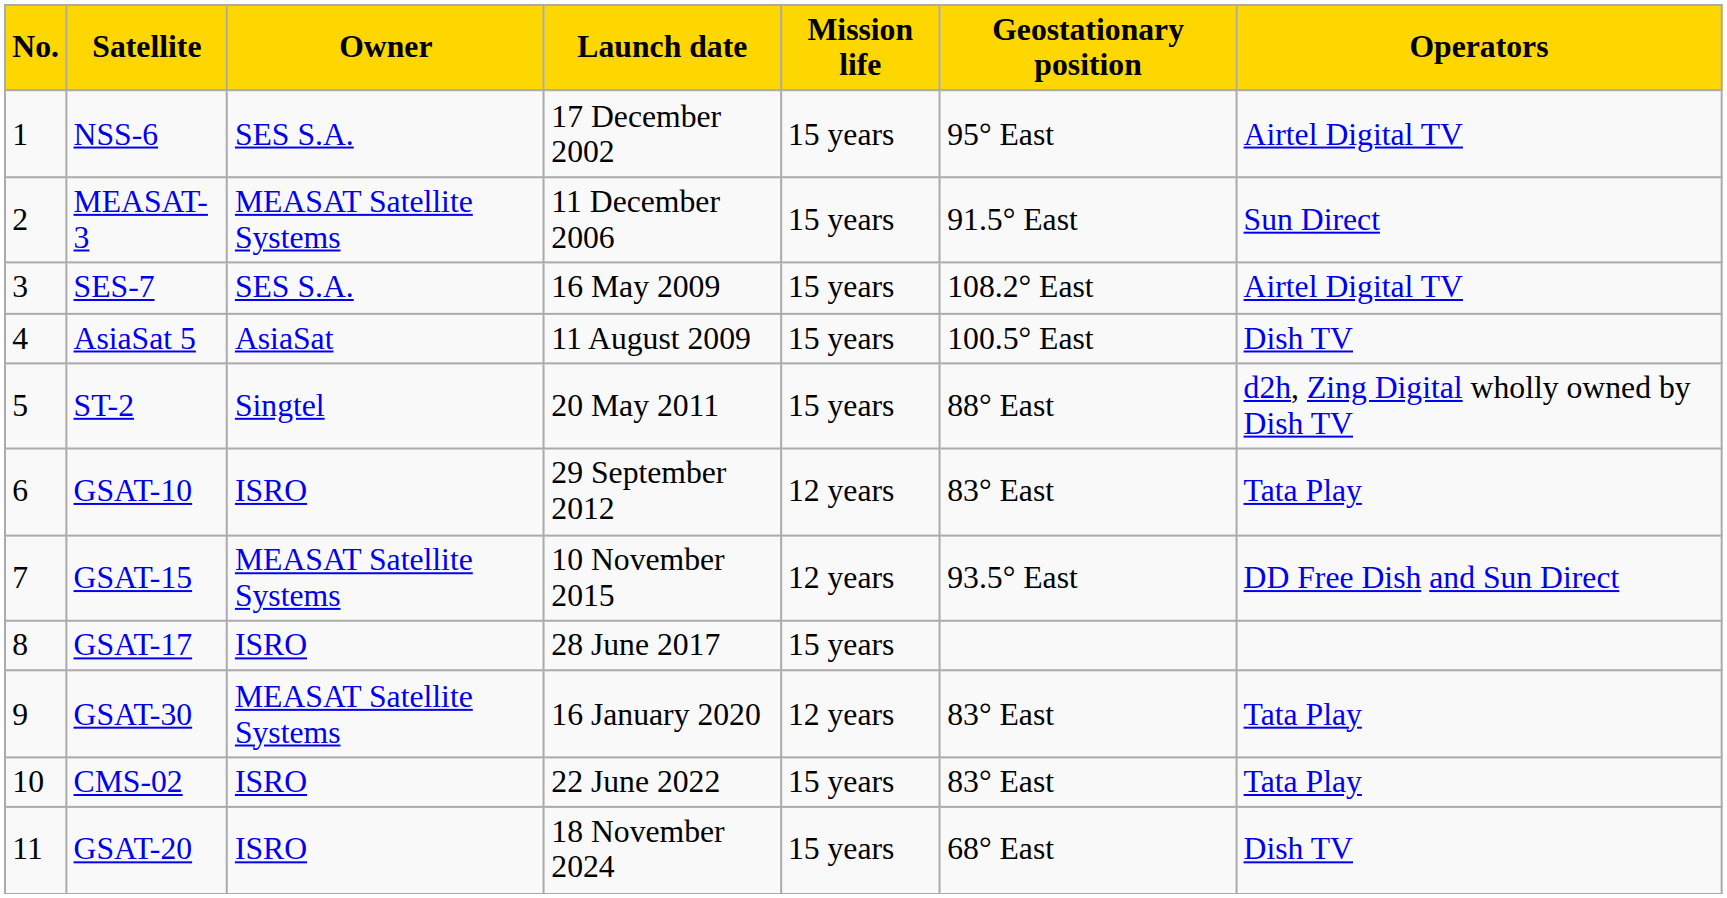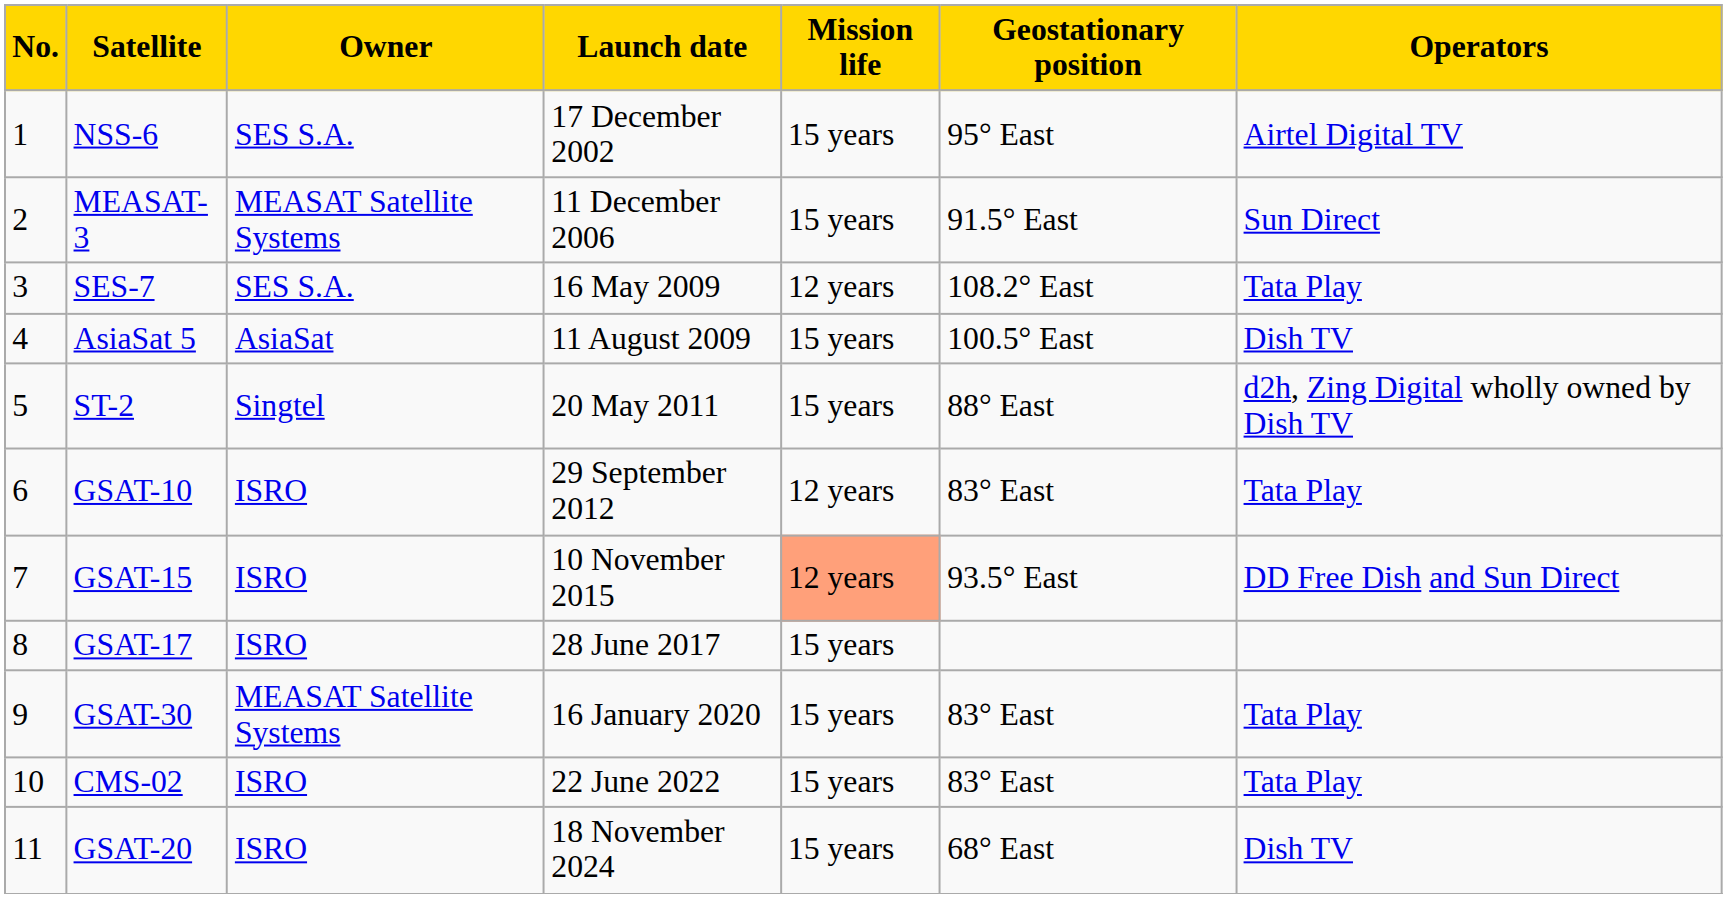(841, 287) 15 years -> (841, 287) 12 years
(1353, 287) Airtel Digital TV -> (1303, 287) Tata Play
(354, 577) MEASAT Satellite Systems -> (271, 577) ISRO
(841, 577) no background -> (841, 577) lightsalmon background
(841, 713) 12 years -> (841, 713) 15 years
